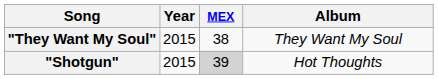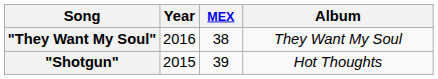(179, 39) 2015 -> (179, 39) 2016
(221, 62) lightgrey background -> (221, 62) no background
